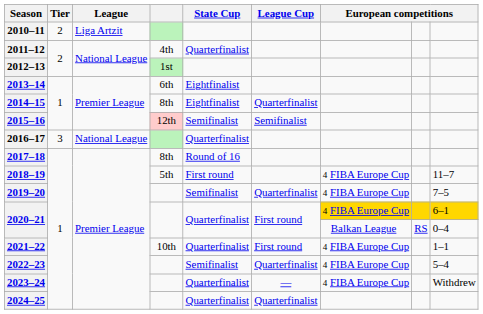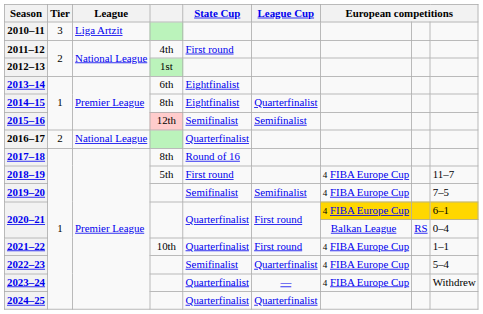(60, 31) 2 -> (60, 31) 3
(217, 48) Quarterfinalist -> (210, 48) First round
(60, 138) 3 -> (60, 138) 2
(286, 192) Quarterfinalist -> (280, 192) Semifinalist
